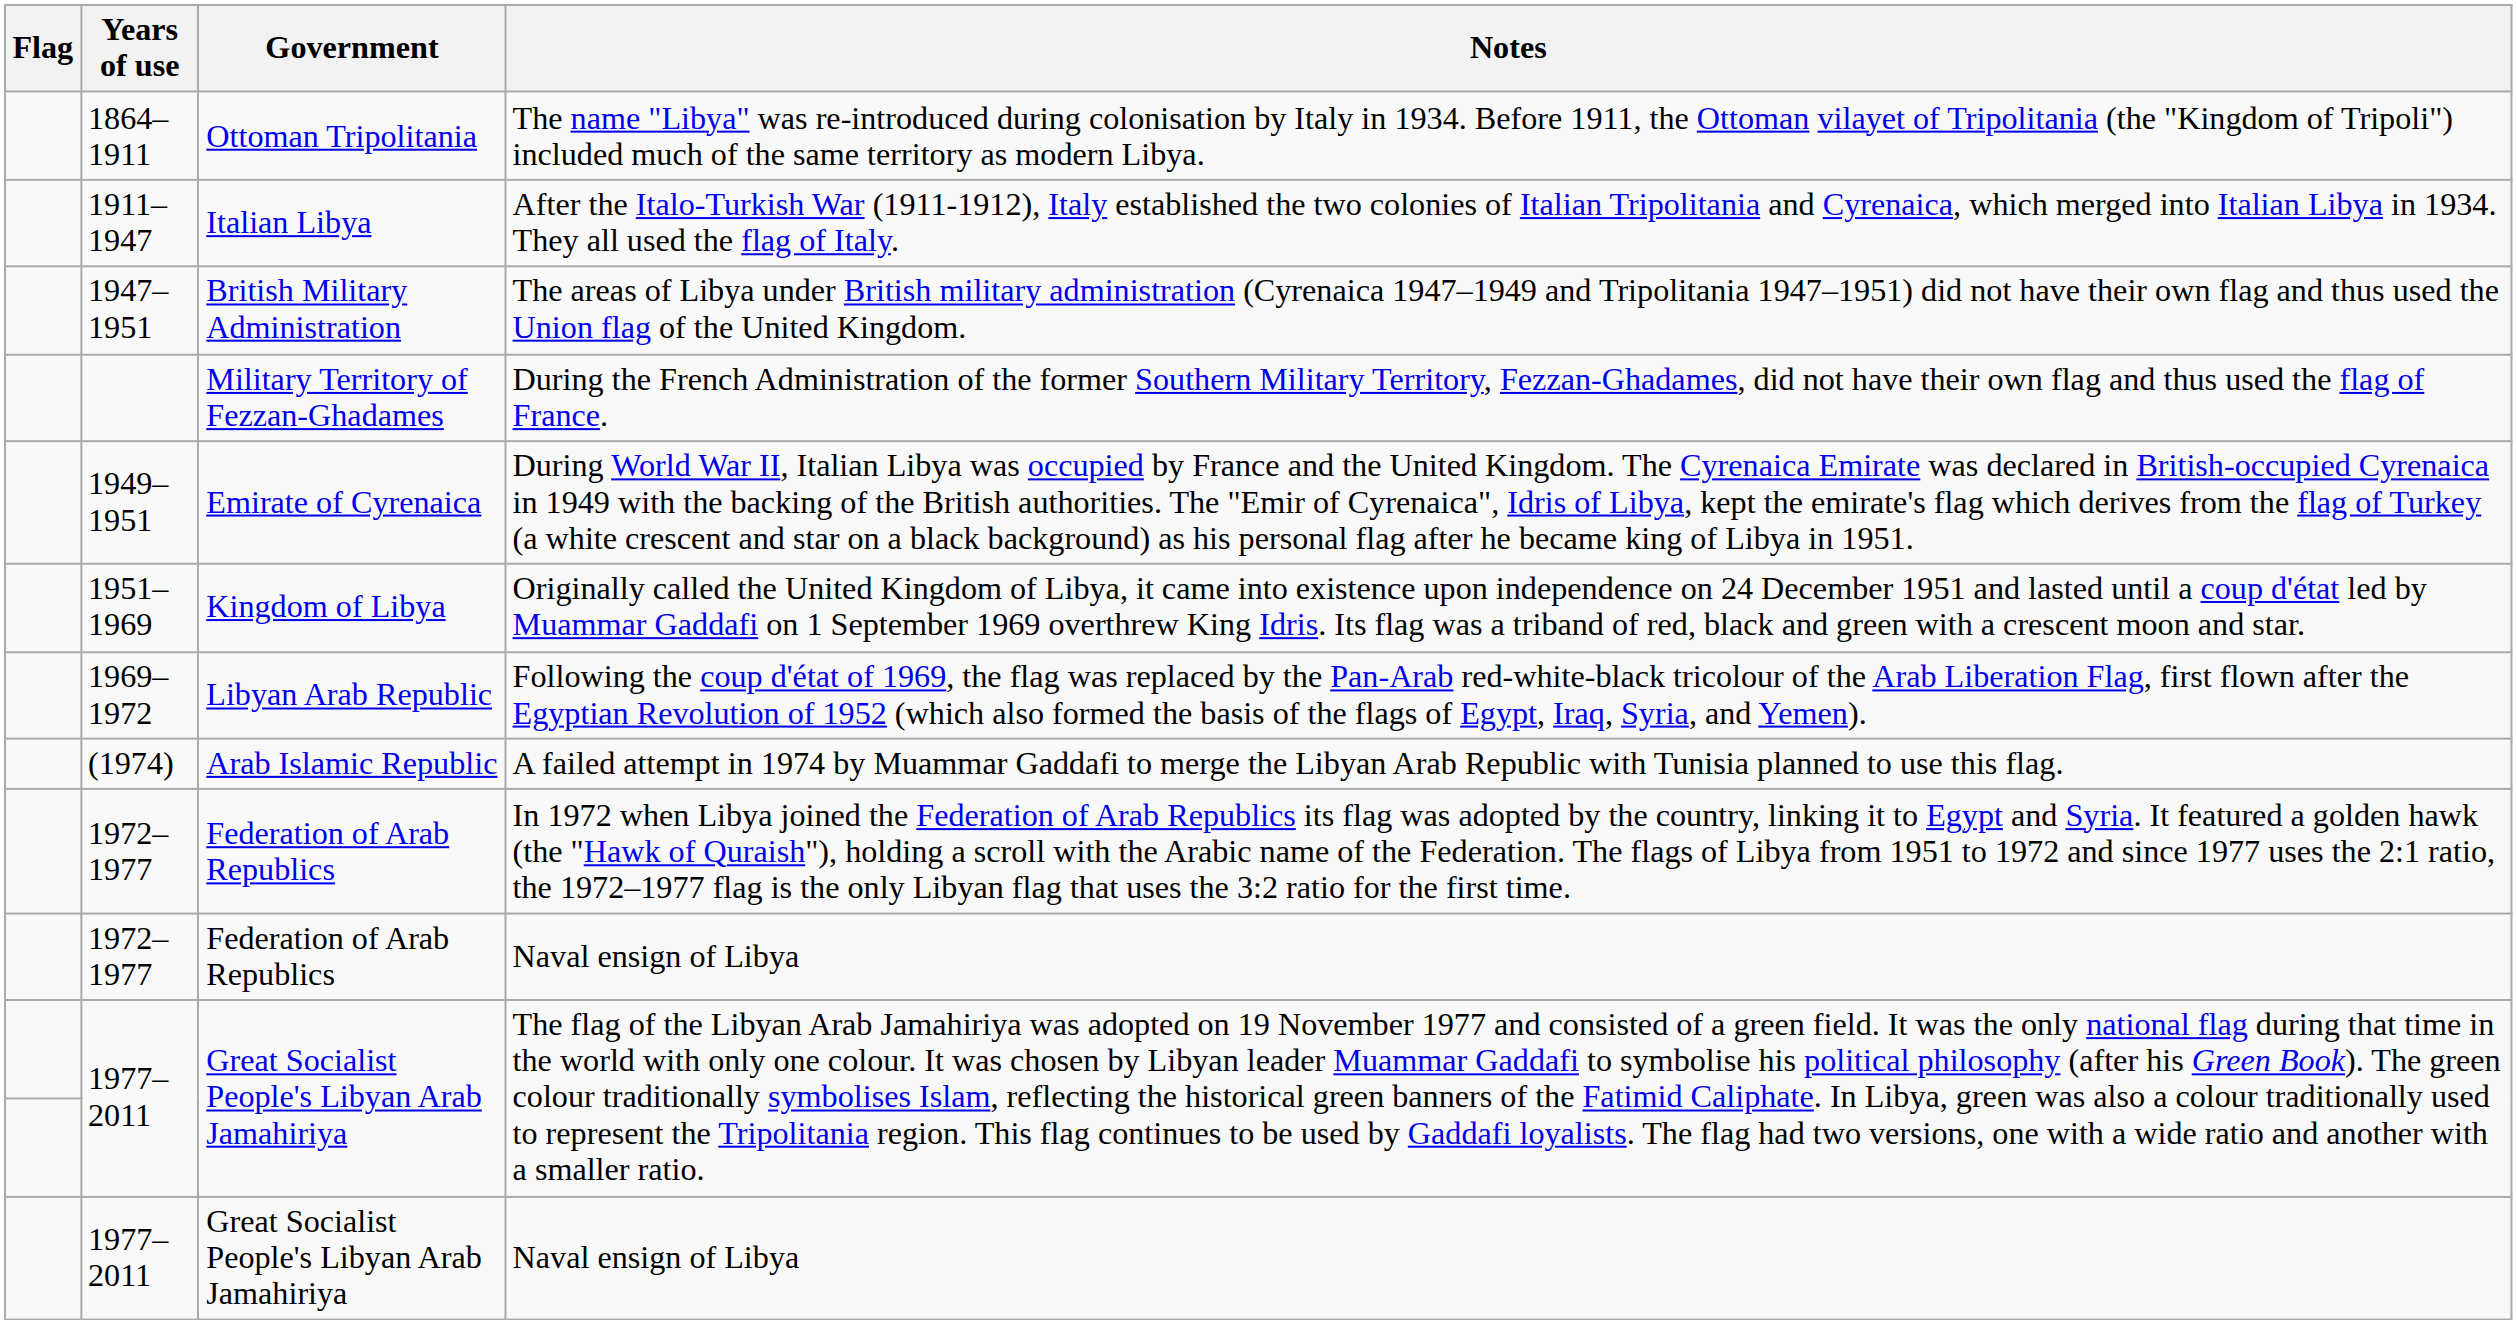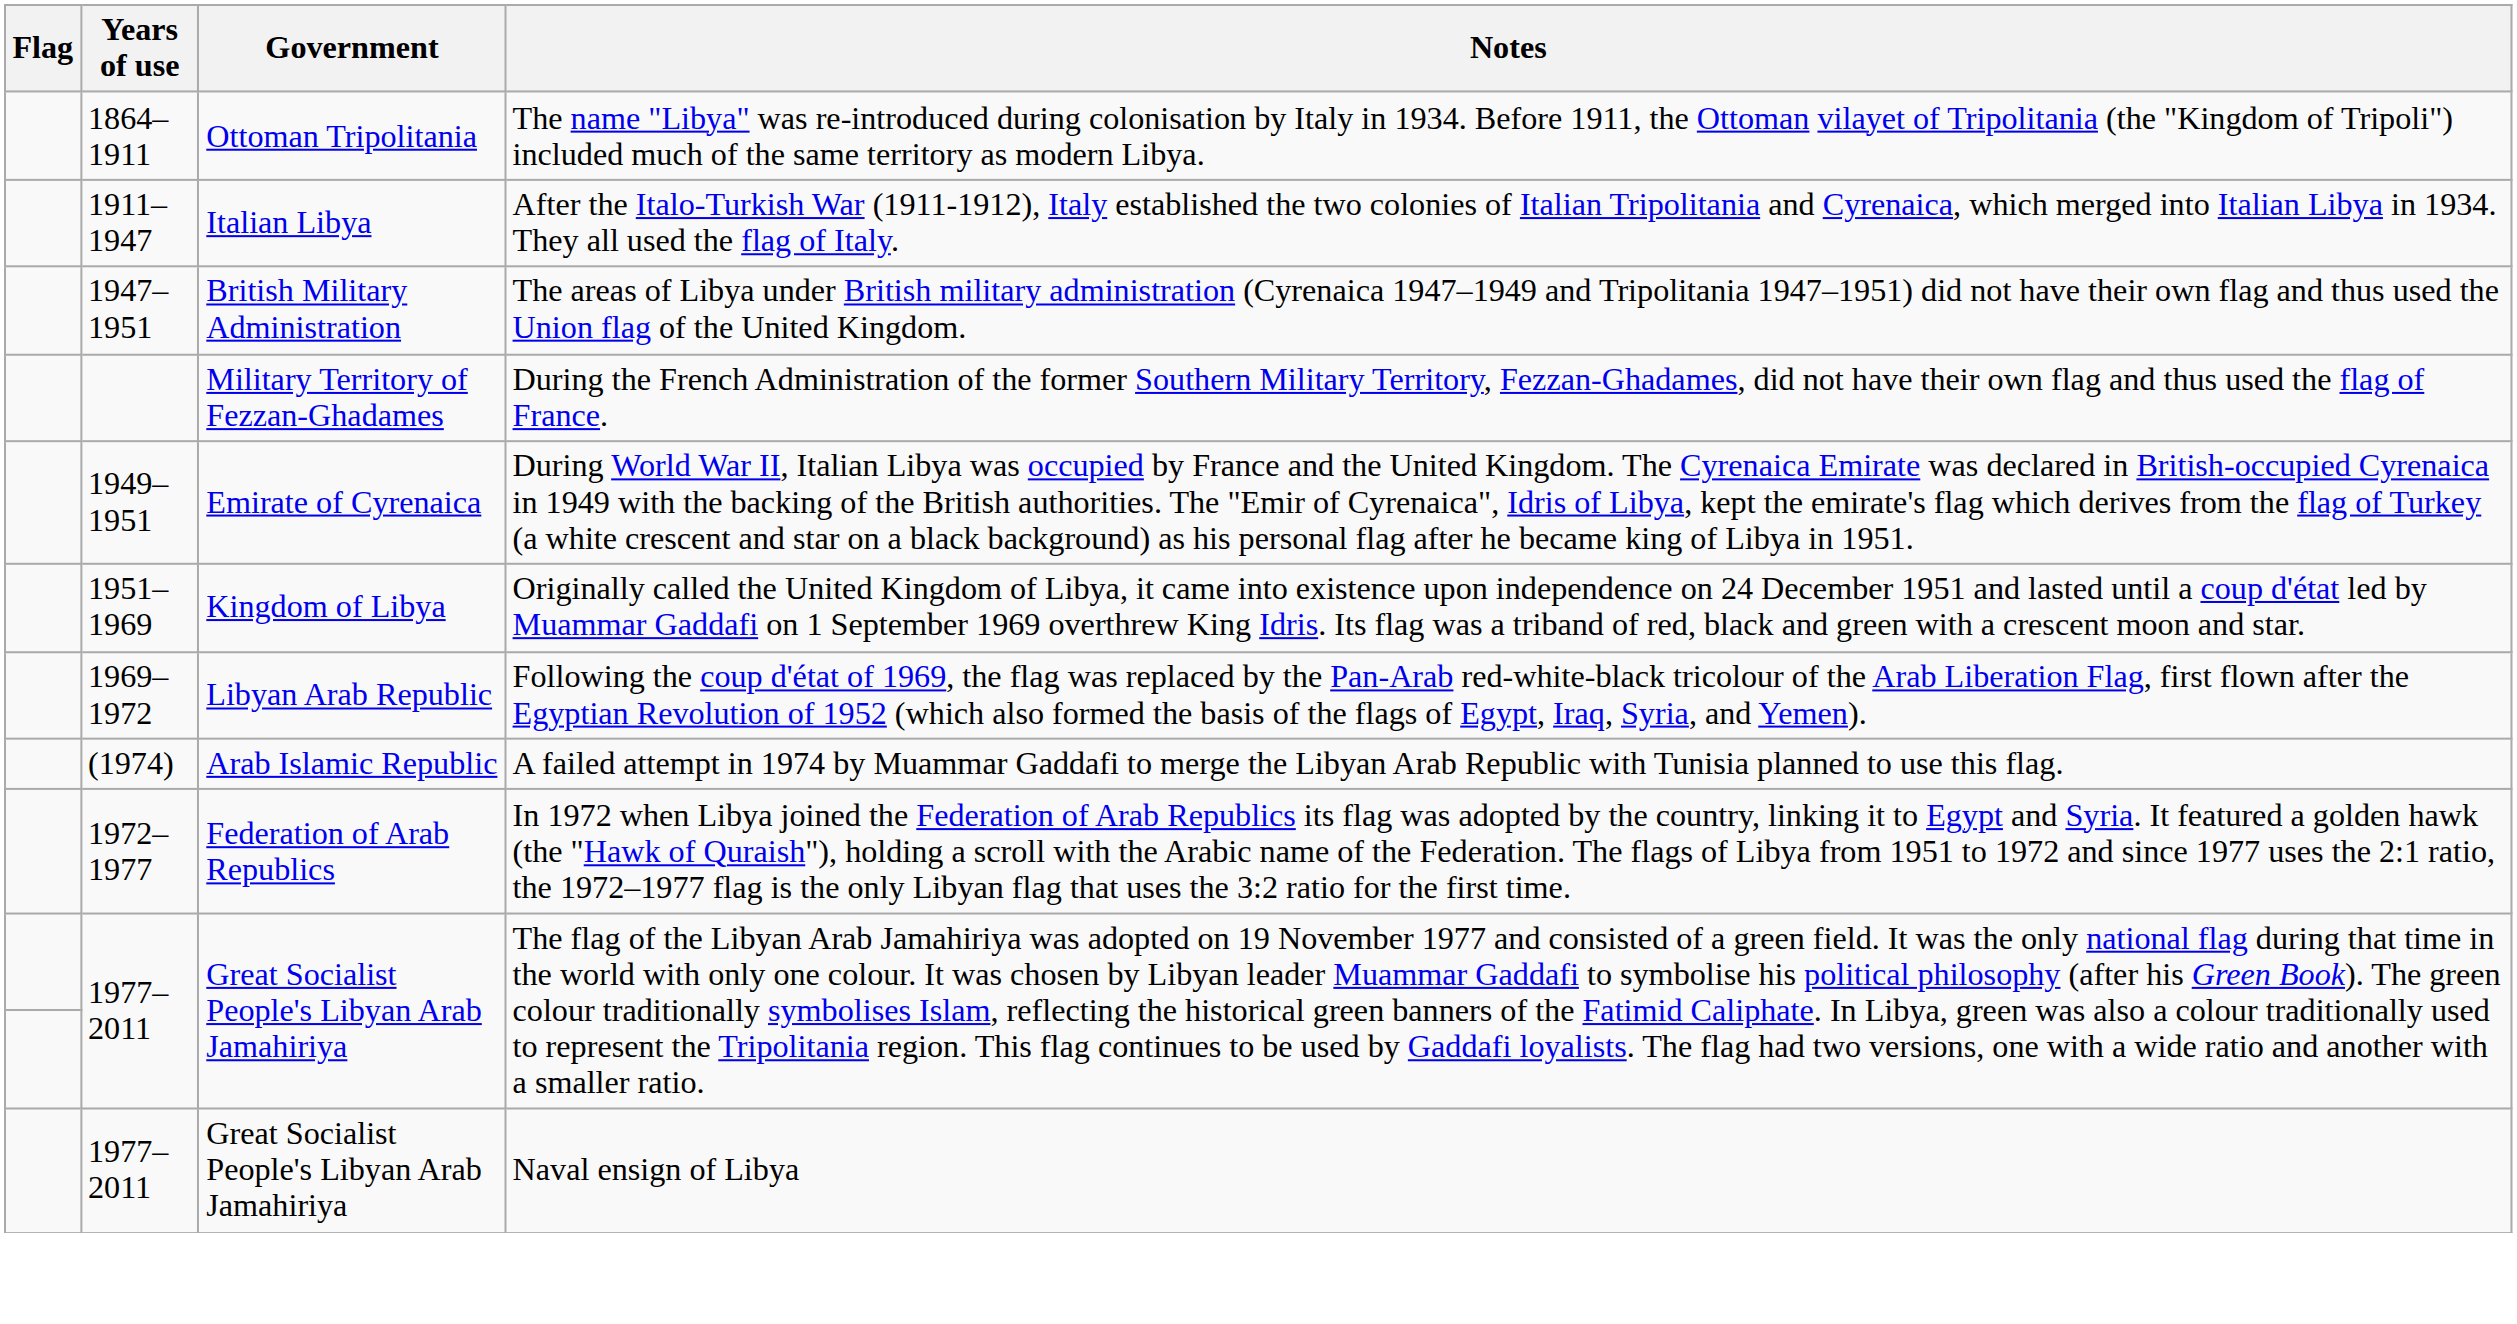- row: (128, 956)
